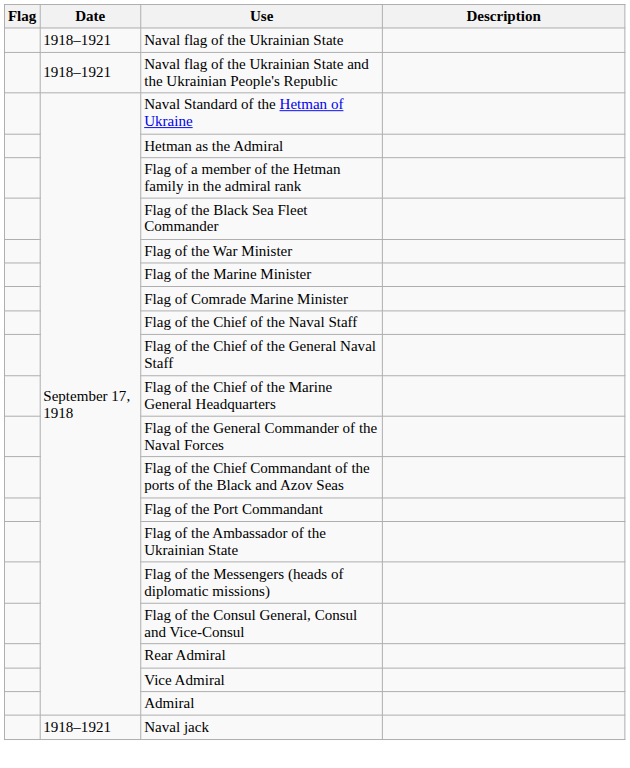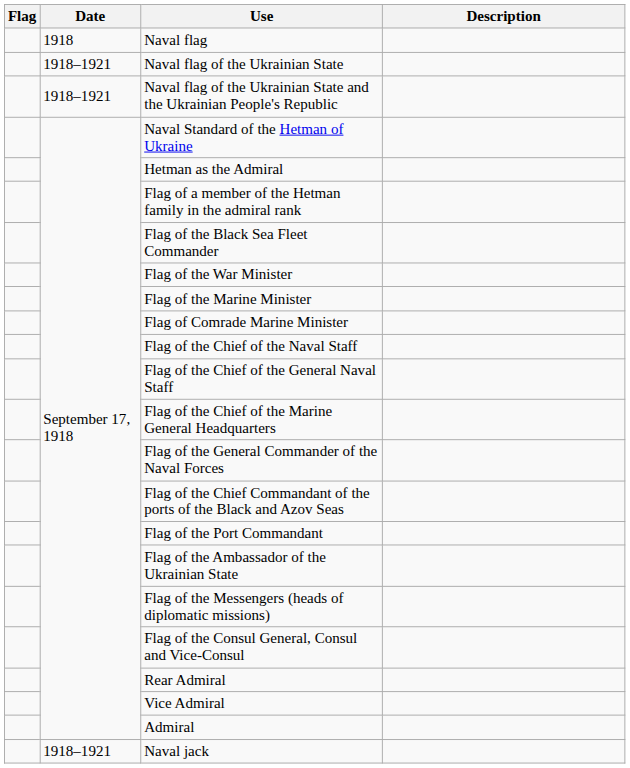+ row: (176, 40)
